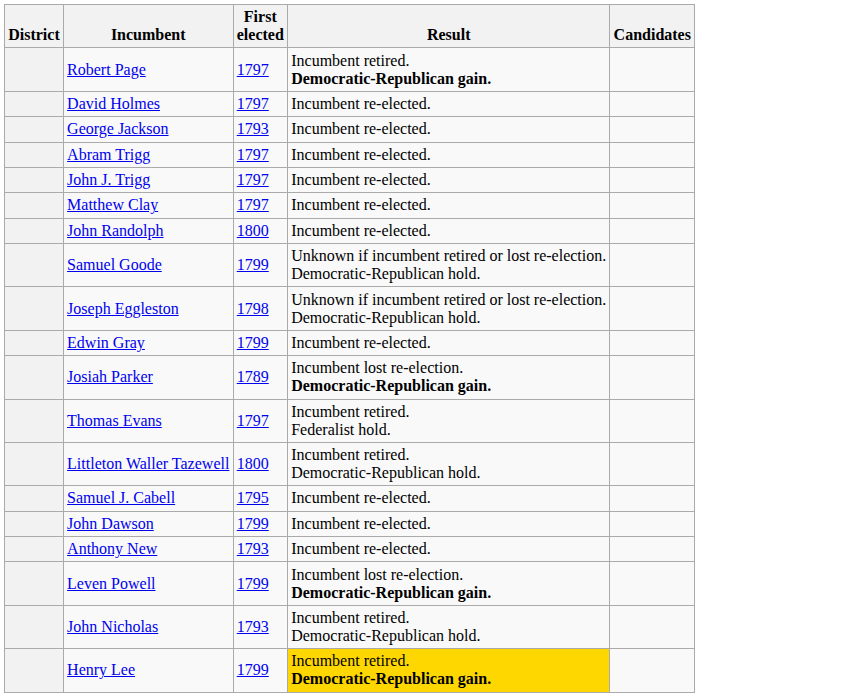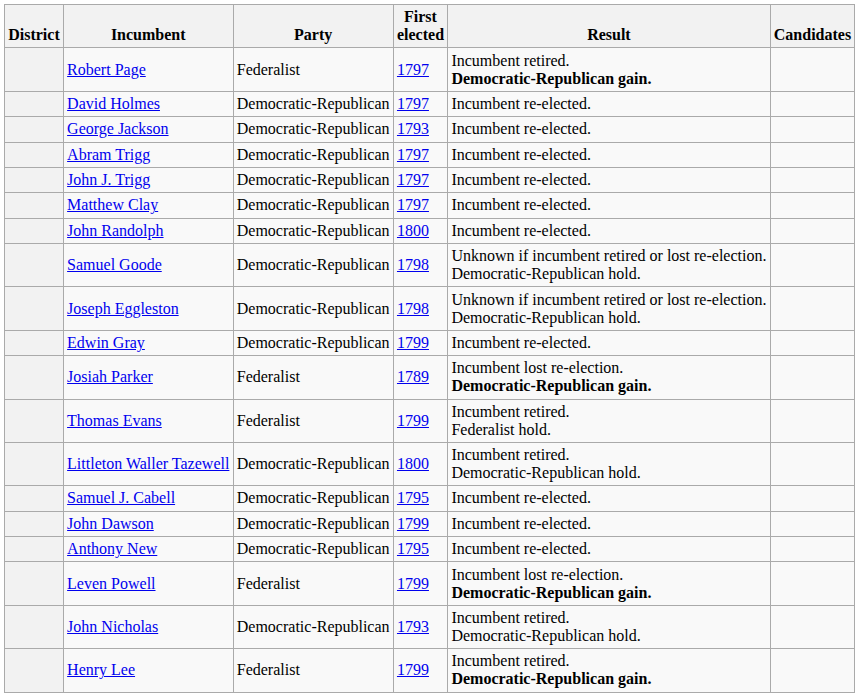+ column: (313, 35)
(253, 265) 1799 -> (413, 265) 1798
(253, 420) 1797 -> (413, 420) 1799
(253, 549) 1793 -> (413, 549) 1795
(391, 670) gold background -> (551, 670) no background
